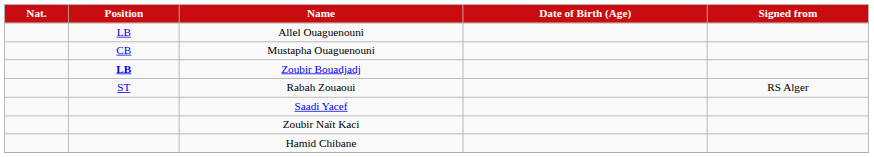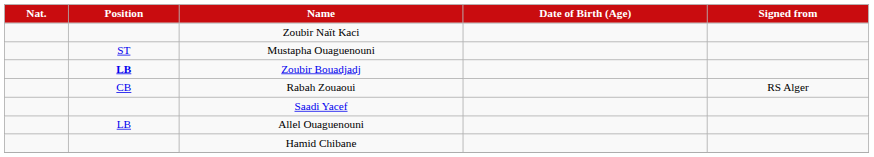rows swapped: (321, 32) <-> (321, 125)
(124, 51) CB -> (124, 51) ST
(124, 88) ST -> (124, 88) CB
